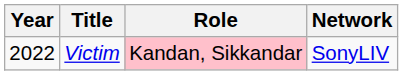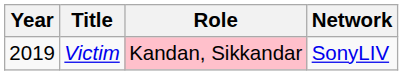(32, 53) 2022 -> (32, 53) 2019
